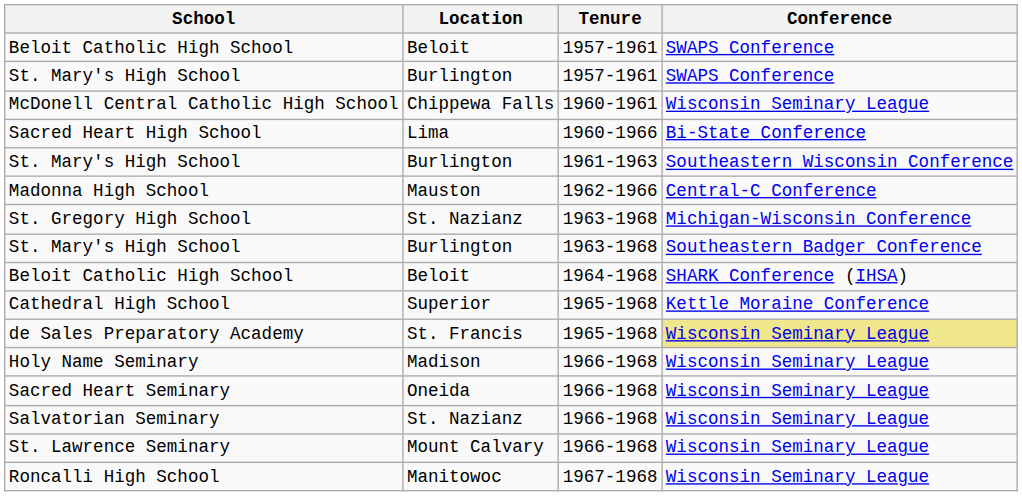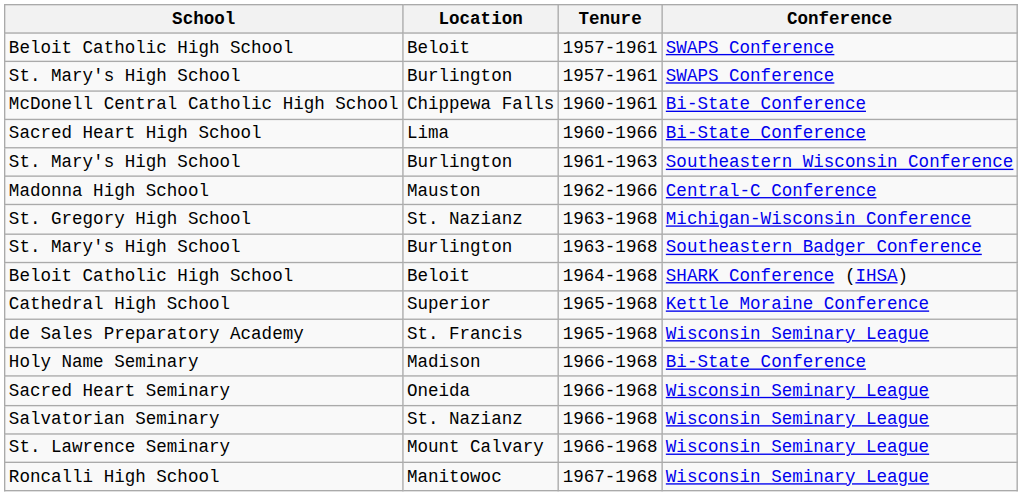(797, 105) Wisconsin Seminary League -> (766, 105) Bi-State Conference
(797, 334) khaki background -> (797, 334) no background
(797, 362) Wisconsin Seminary League -> (766, 362) Bi-State Conference
